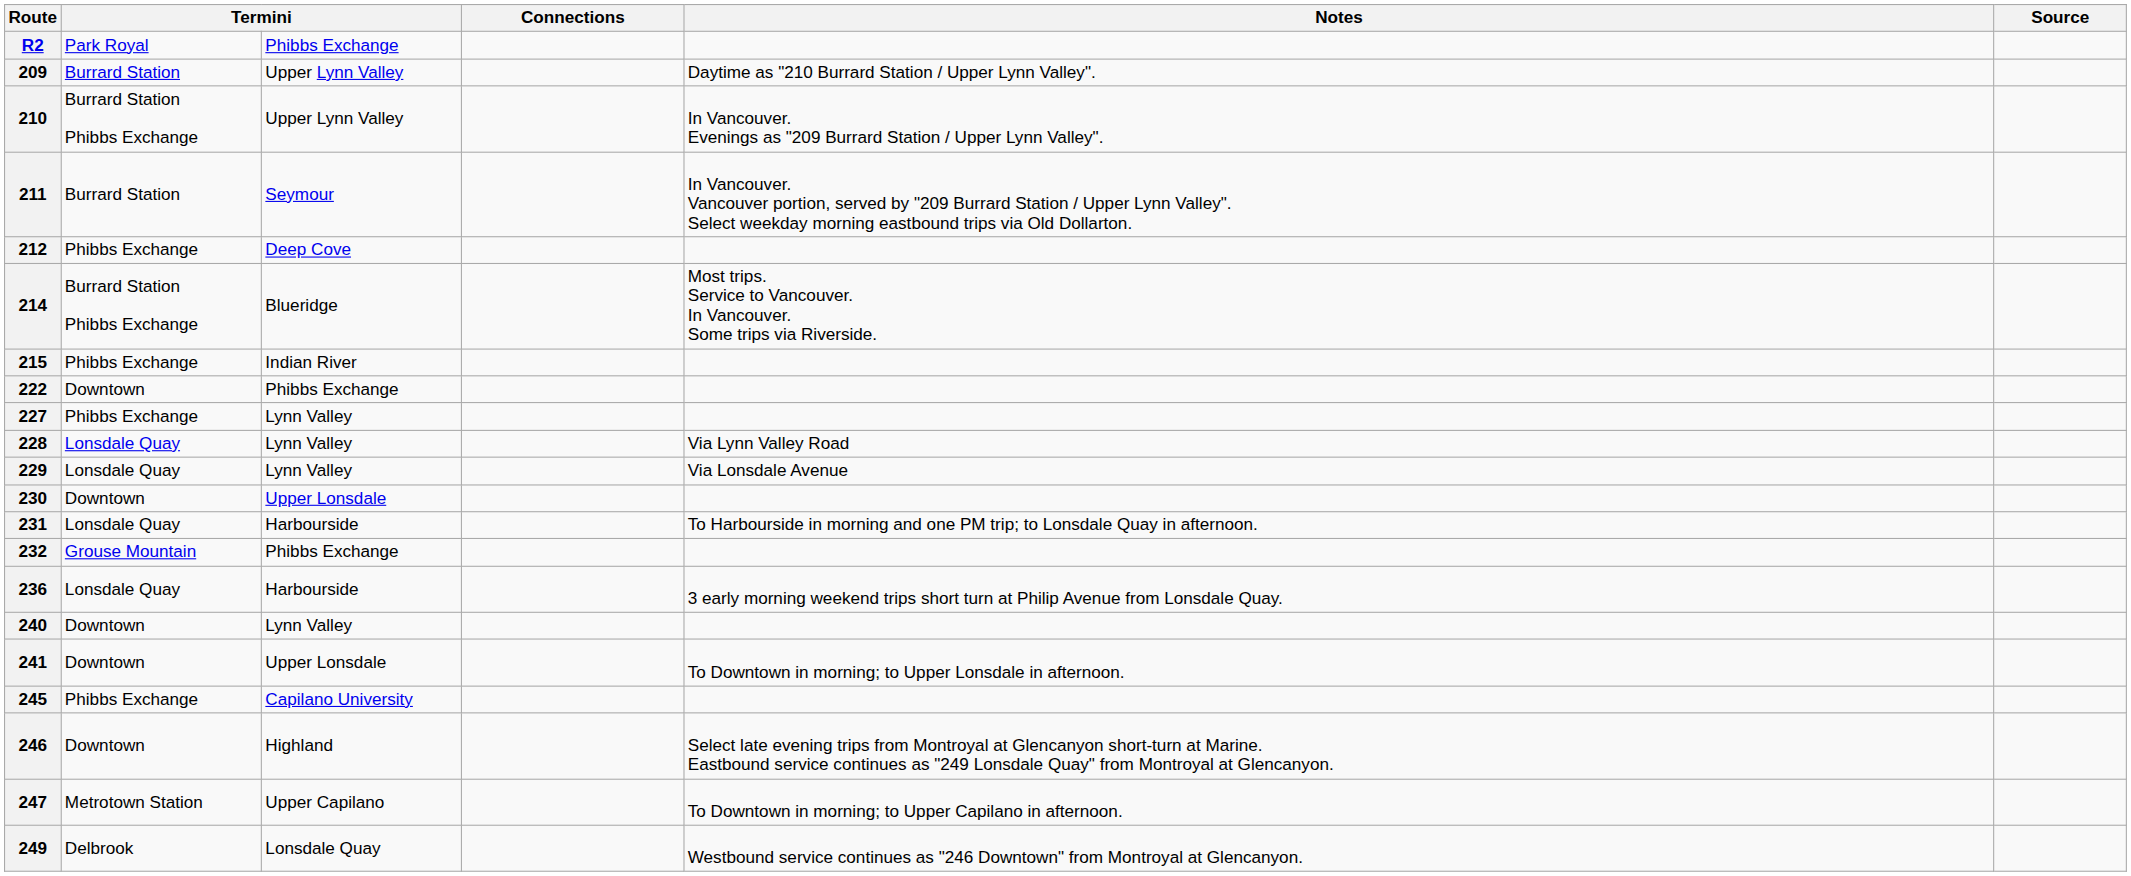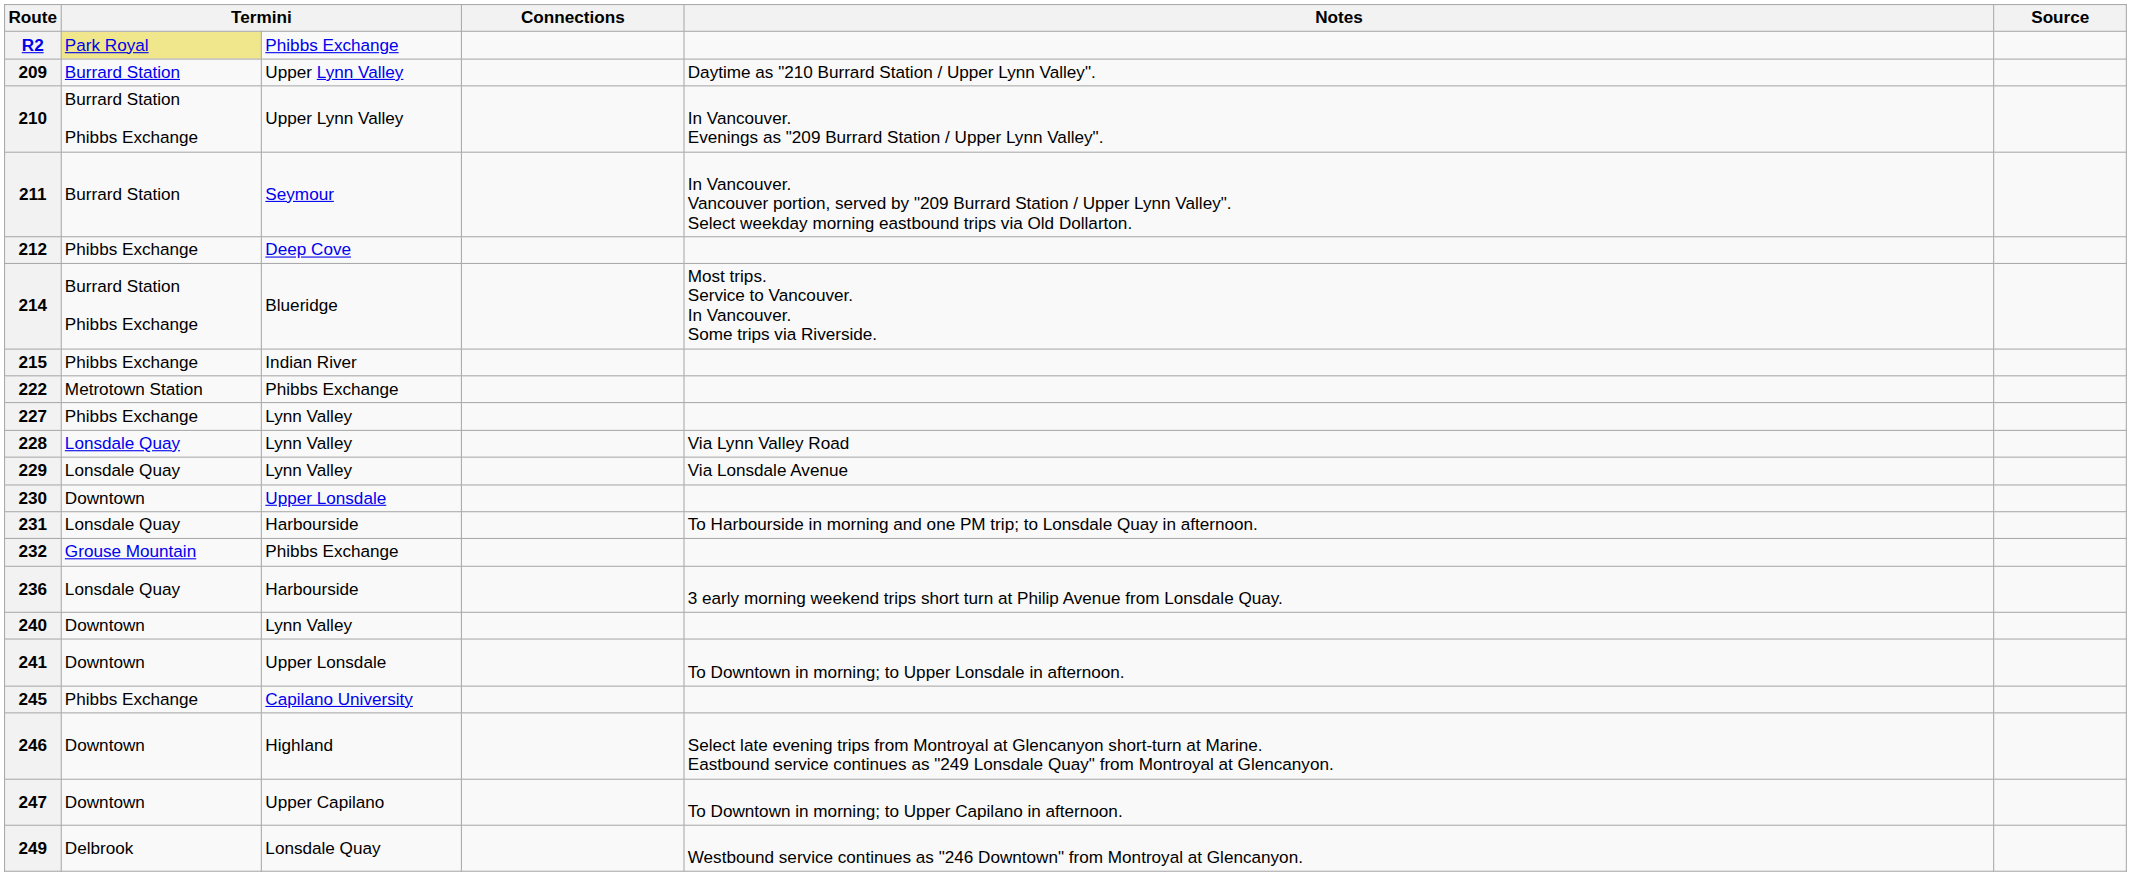(107, 45) no background -> (107, 45) khaki background
(105, 389) Downtown -> (134, 389) Metrotown Station
(134, 801) Metrotown Station -> (105, 801) Downtown
